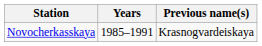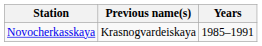columns swapped: (206, 13) <-> (127, 13)
